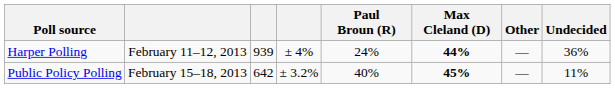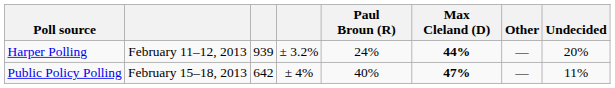(299, 51) ± 4% -> (299, 51) ± 3.2%
(576, 51) 36% -> (576, 51) 20%
(299, 72) ± 3.2% -> (299, 72) ± 4%
(457, 72) 45% -> (457, 72) 47%
